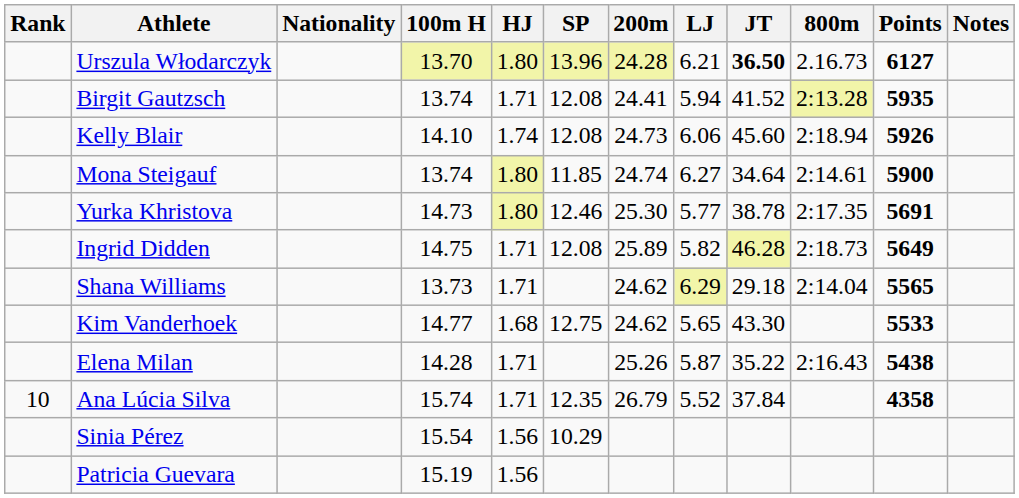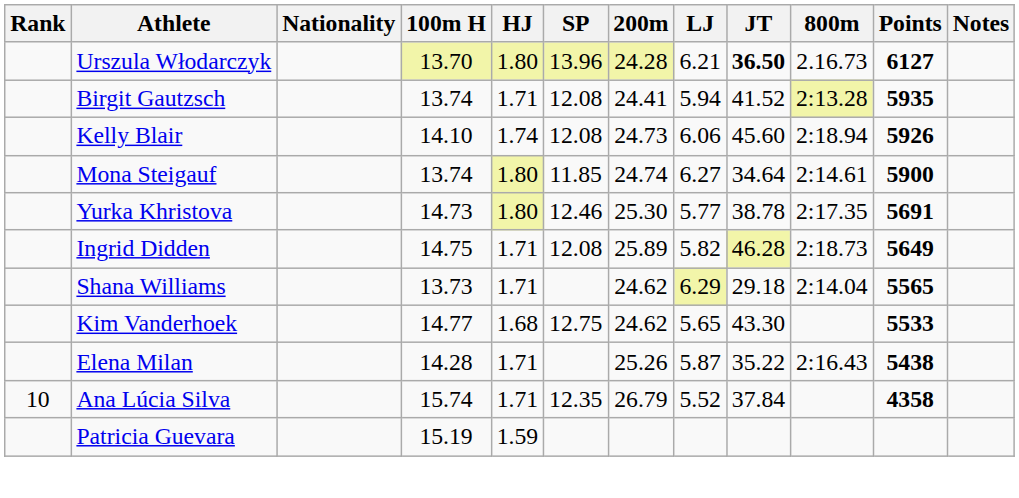- row: (130, 436)
(517, 473) 1.56 -> (517, 436) 1.59
